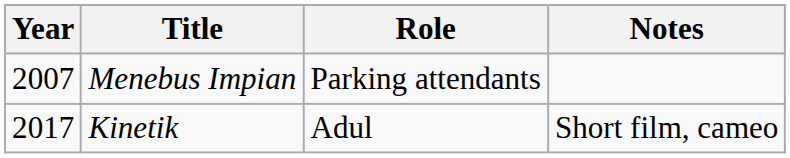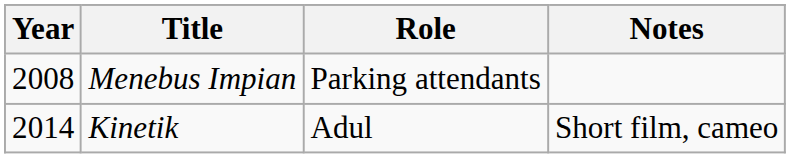(43, 78) 2007 -> (43, 78) 2008
(43, 127) 2017 -> (43, 127) 2014
